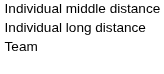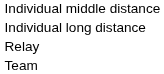+ row: (22, 46)
